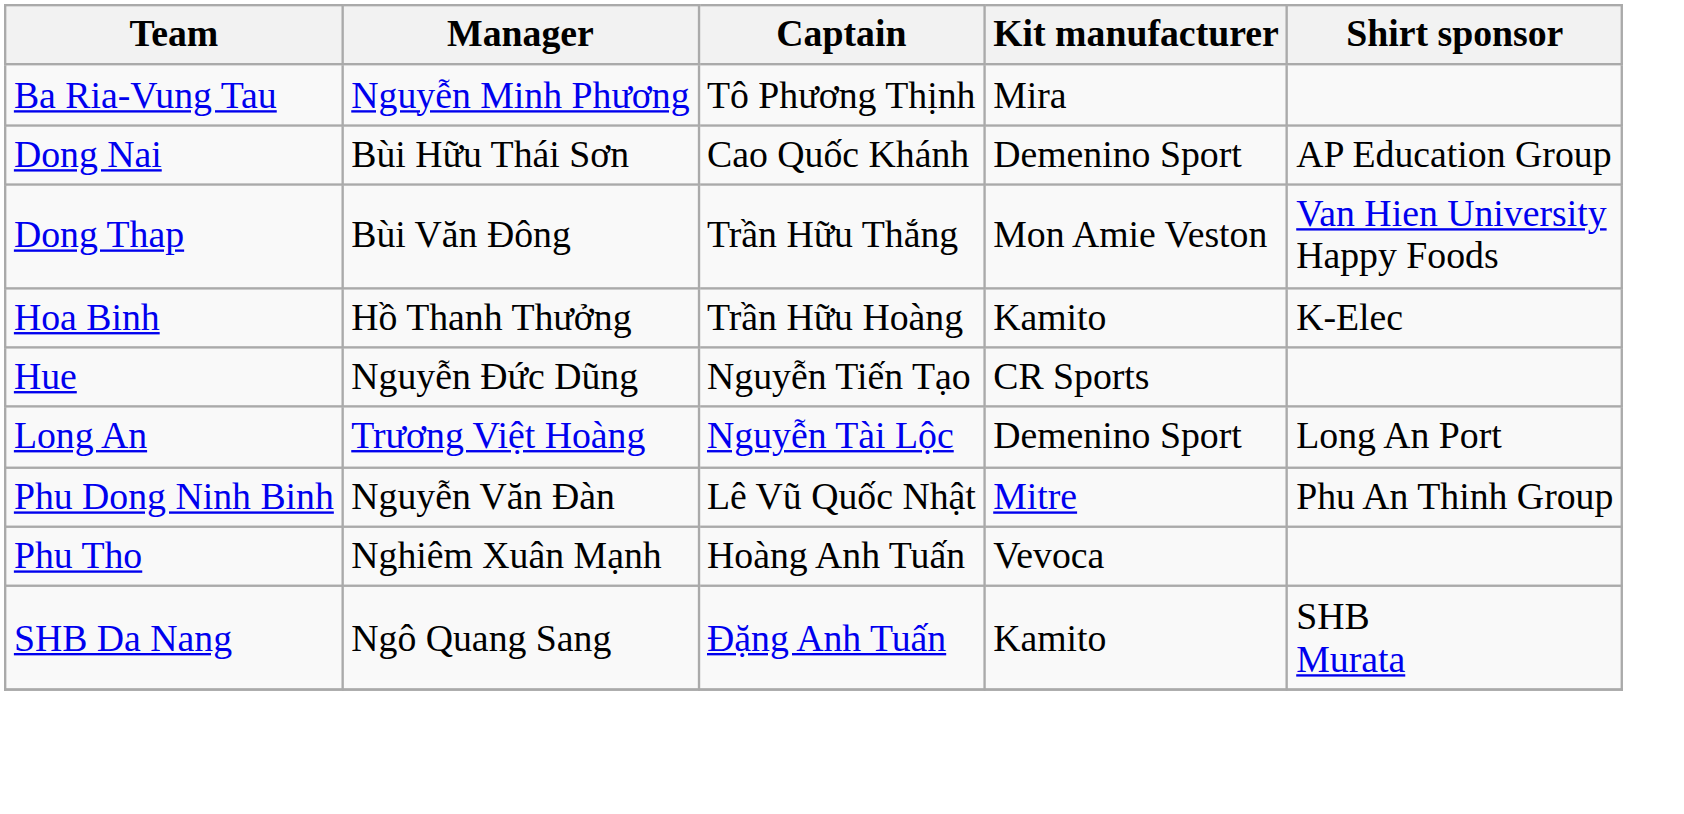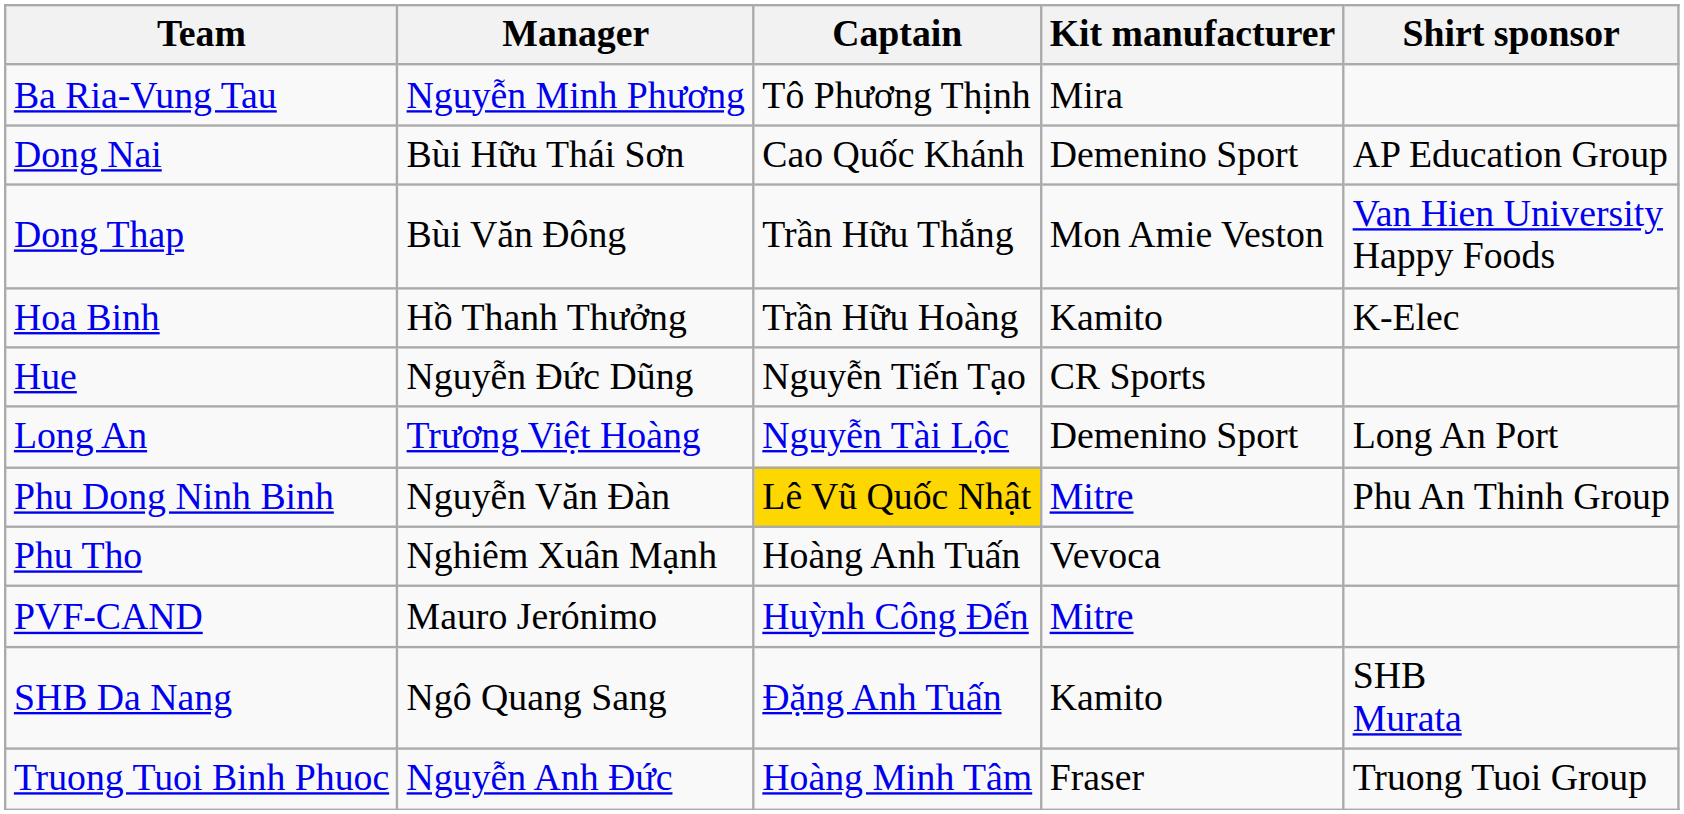(841, 496) no background -> (897, 496) gold background
+ row: (108, 615)
+ row: (202, 778)
